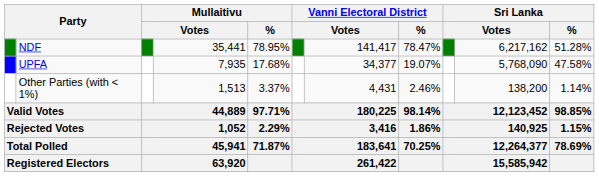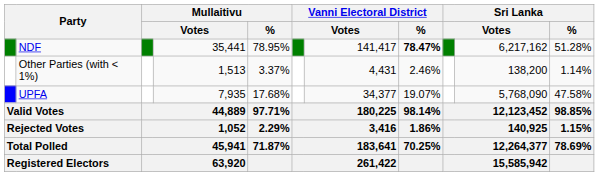(422, 47) normal -> (422, 47) bold
rows swapped: (33, 64) <-> (68, 88)
